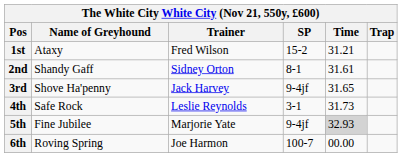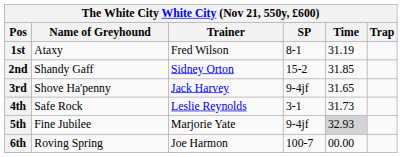(297, 50) 15-2 -> (294, 50) 8-1
(341, 50) 31.21 -> (341, 50) 31.19
(294, 69) 8-1 -> (297, 69) 15-2
(341, 69) 31.61 -> (341, 69) 31.85
